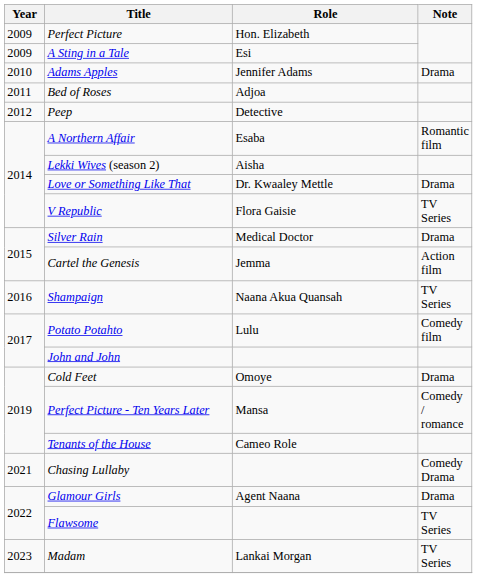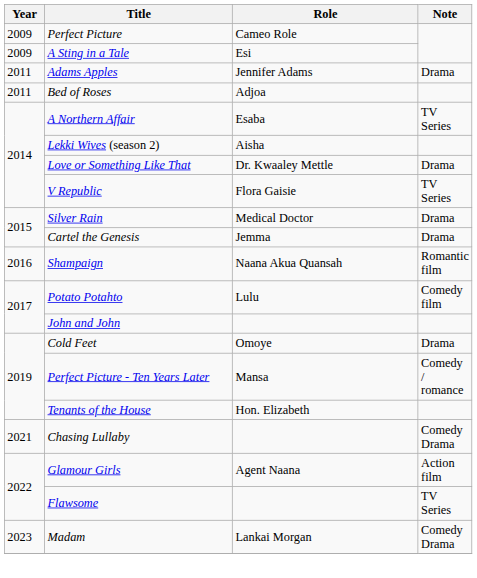(272, 33) Hon. Elizabeth -> (266, 33) Cameo Role
(20, 72) 2010 -> (19, 72) 2011
- row: (60, 111)
(445, 138) Romantic film -> (436, 118) TV Series
(438, 263) Action film -> (438, 237) Drama
(436, 297) TV Series -> (445, 263) Romantic film
(266, 443) Cameo Role -> (272, 410) Hon. Elizabeth
(438, 496) Drama -> (438, 469) Action film
(436, 556) TV Series -> (442, 536) Comedy Drama
